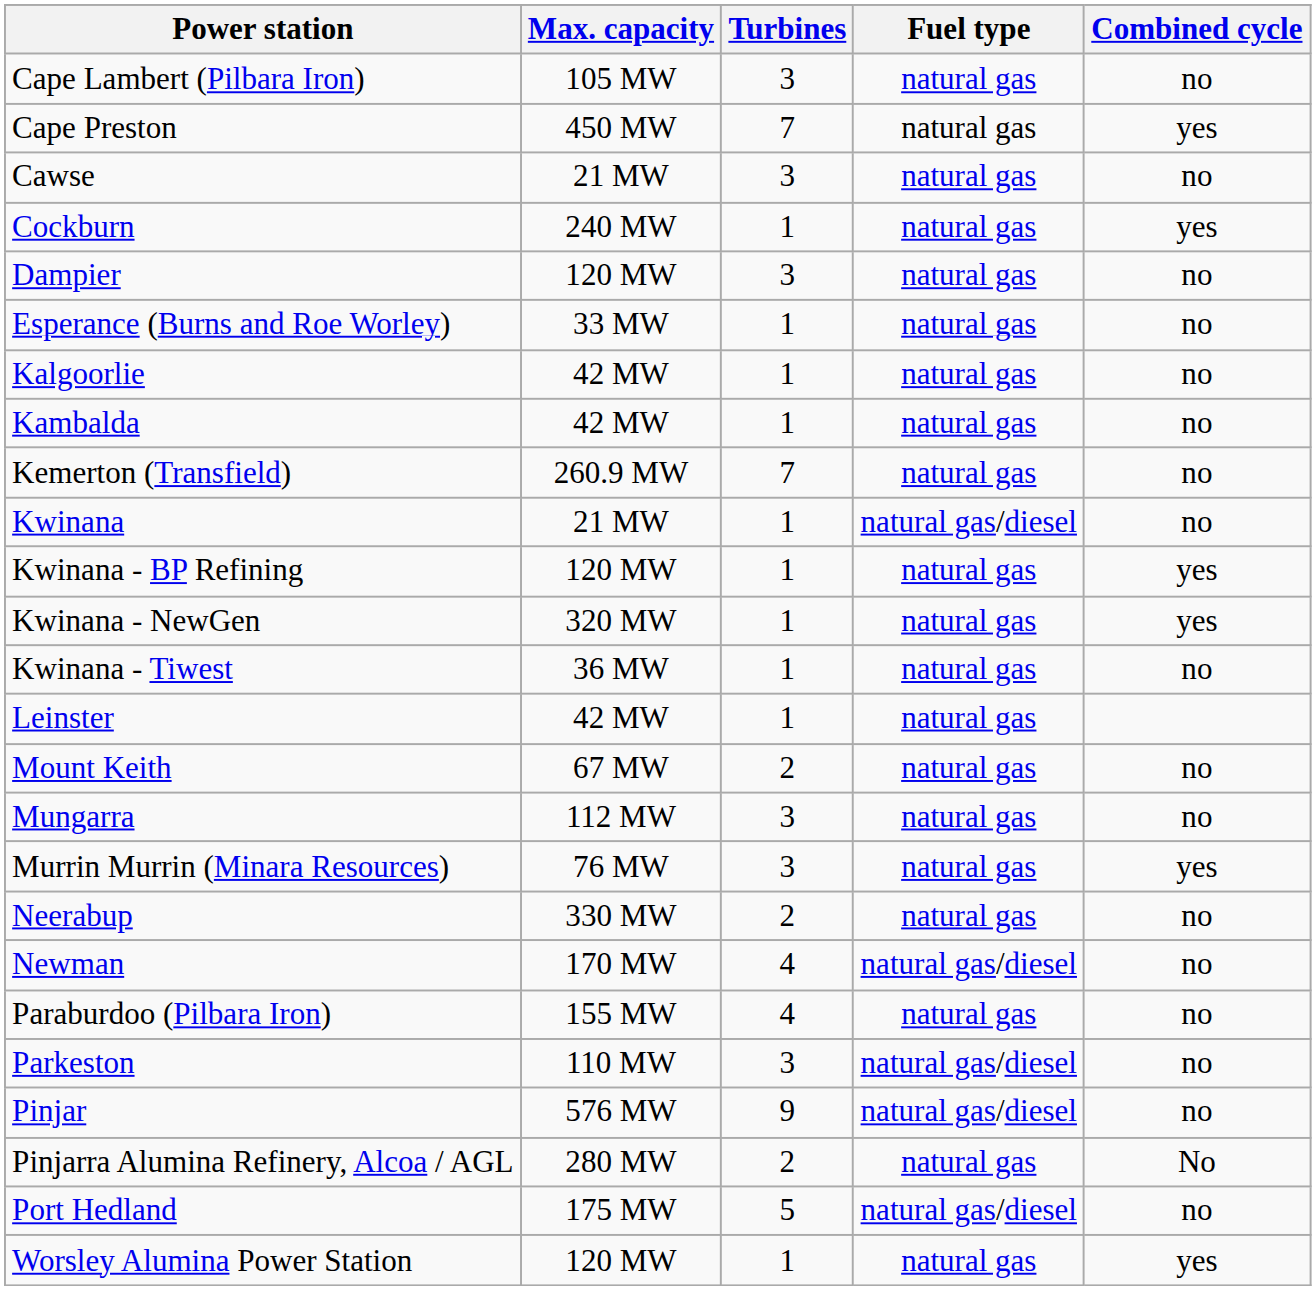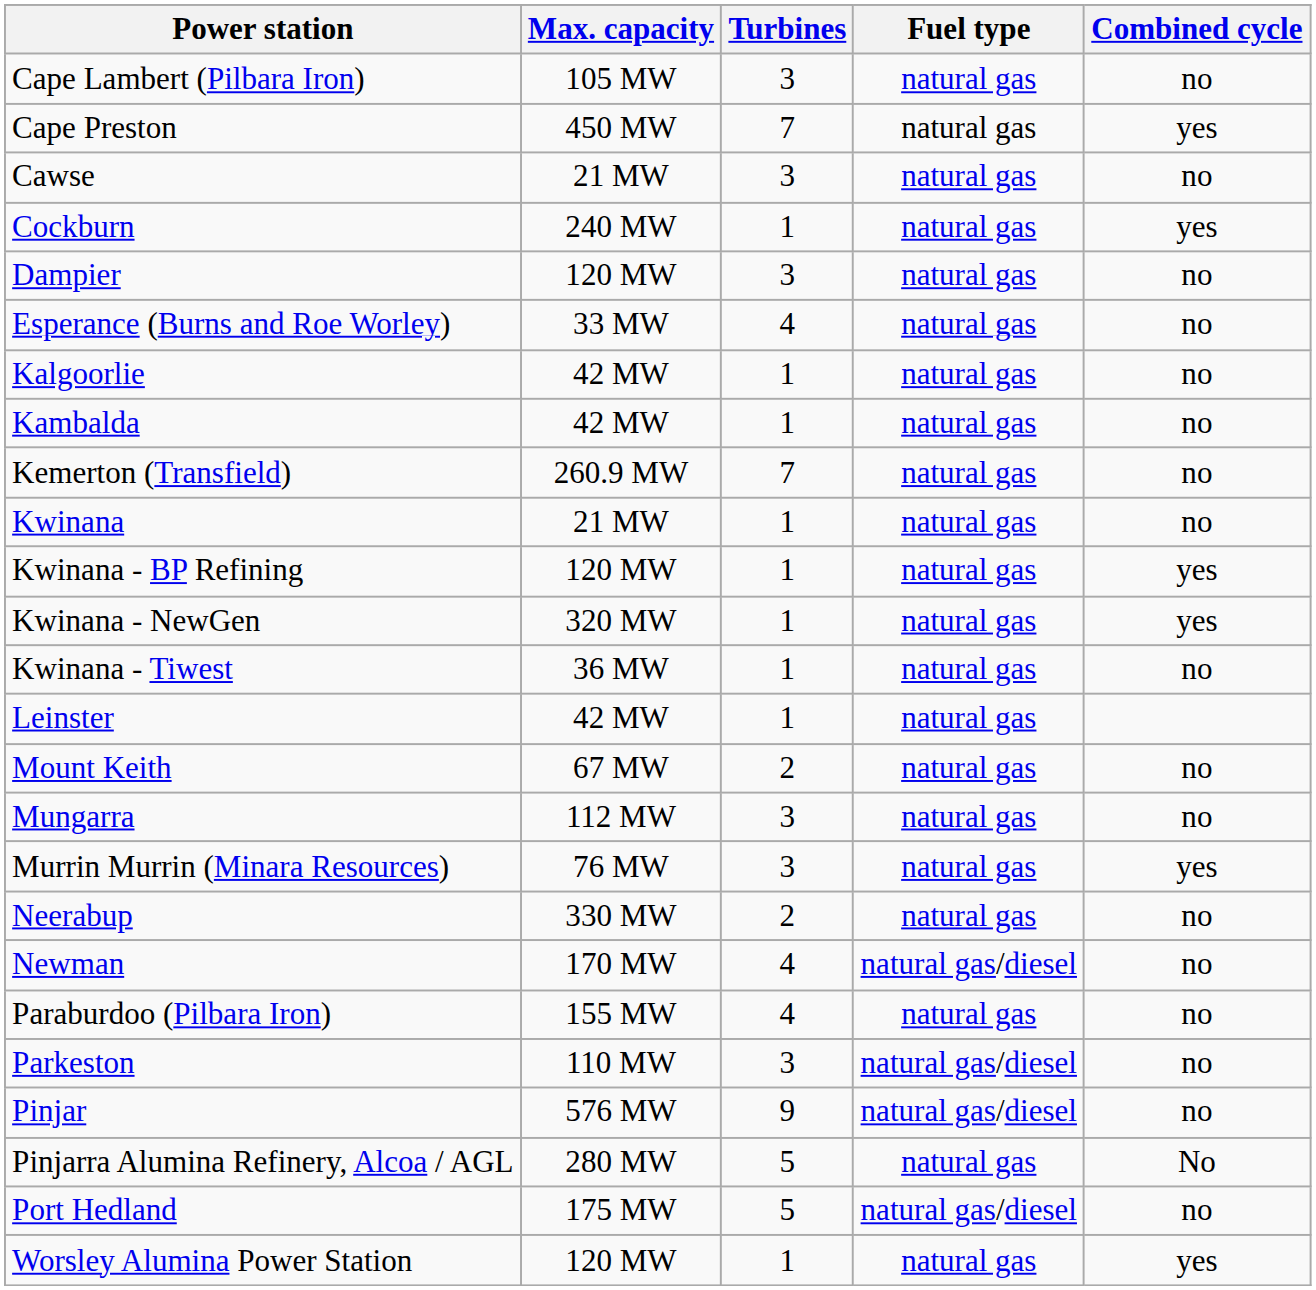(787, 324) 1 -> (787, 324) 4
(969, 521) natural gas/diesel -> (969, 521) natural gas
(787, 1161) 2 -> (787, 1161) 5
